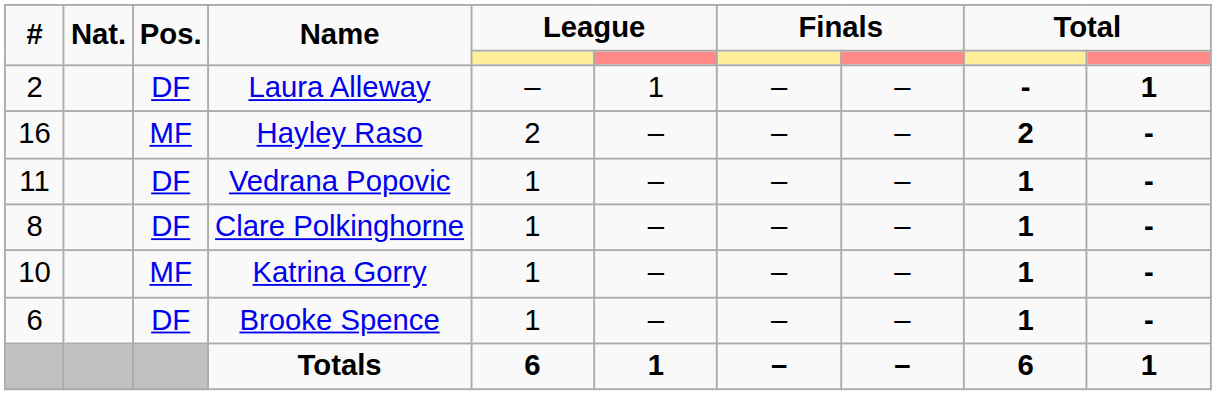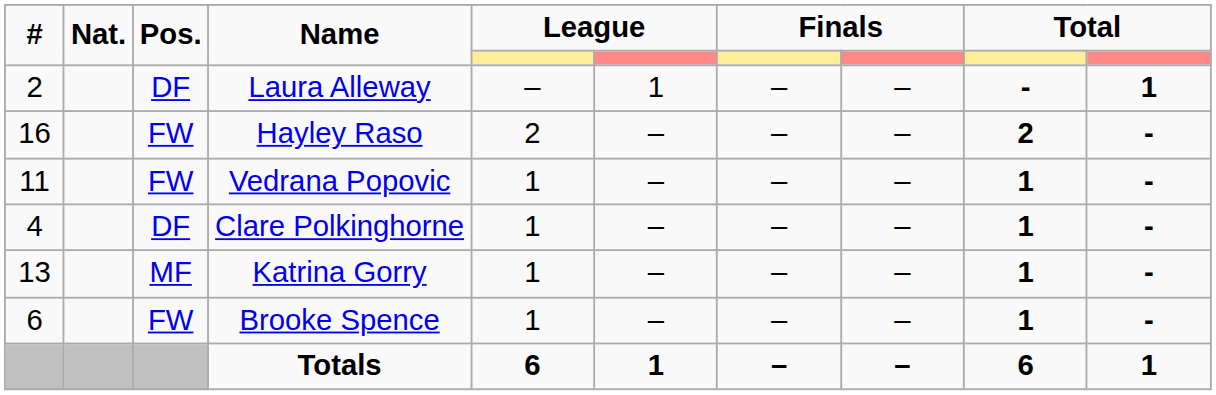(171, 134) MF -> (171, 134) FW
(171, 180) DF -> (171, 180) FW
(35, 226) 8 -> (35, 226) 4
(35, 273) 10 -> (35, 273) 13
(171, 319) DF -> (171, 319) FW
